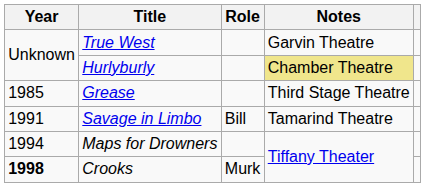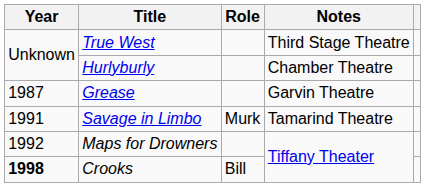(321, 42) Garvin Theatre -> (339, 42) Third Stage Theatre
(330, 67) khaki background -> (330, 67) no background
(26, 93) 1985 -> (26, 93) 1987
(339, 93) Third Stage Theatre -> (321, 93) Garvin Theatre
(235, 118) Bill -> (243, 118) Murk
(26, 144) 1994 -> (26, 144) 1992
(243, 169) Murk -> (235, 169) Bill
